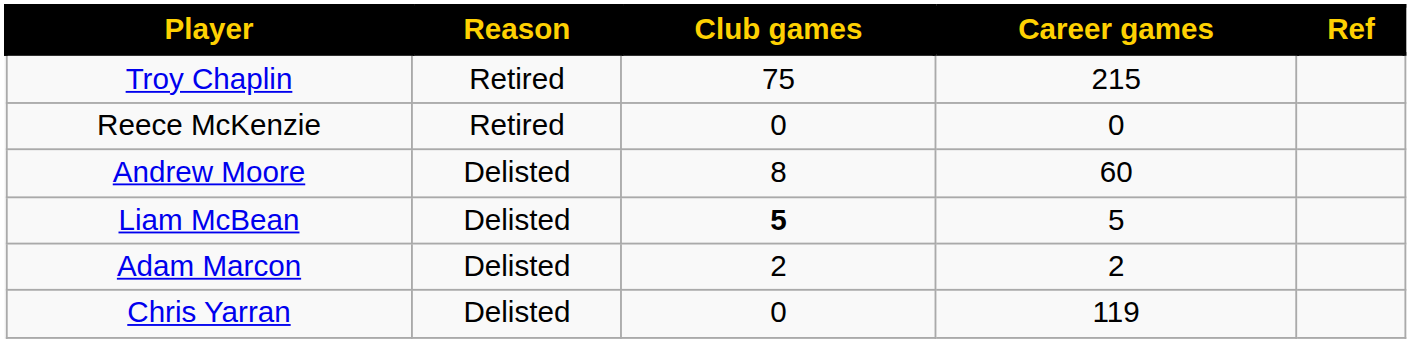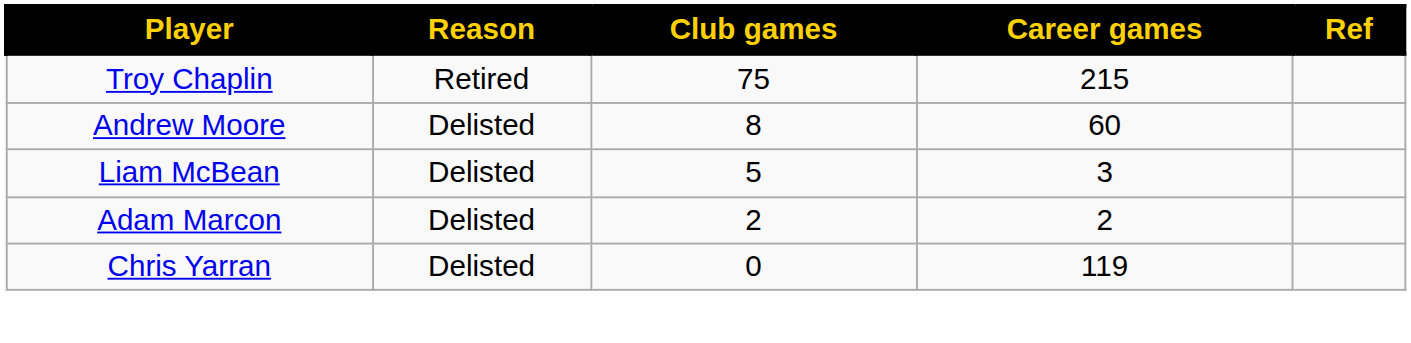- row: (209, 125)
(778, 219) bold -> (754, 172) normal
(1116, 219) 5 -> (1105, 172) 3
